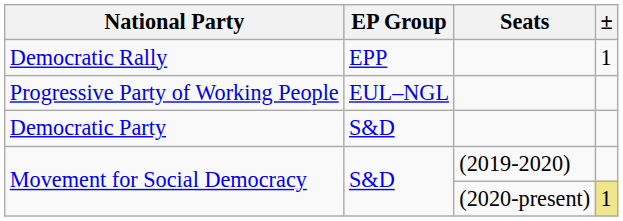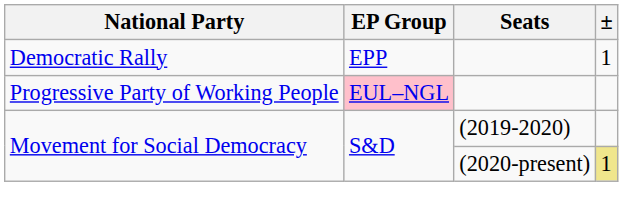(399, 92) no background -> (399, 92) pink background
- row: (88, 127)
